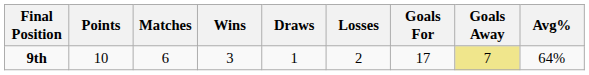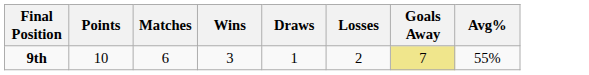- column: (423, 25)
(552, 58) 64% -> (487, 58) 55%
